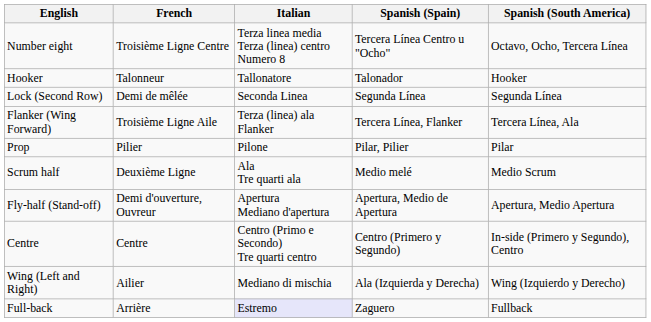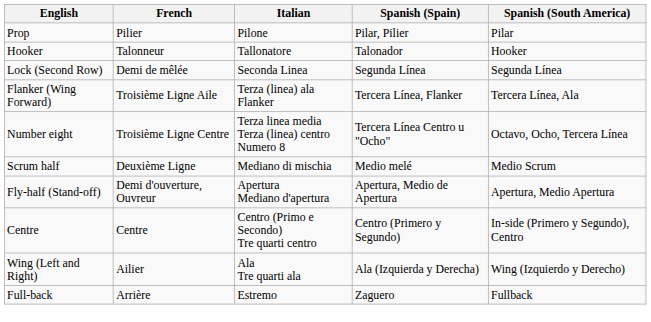rows swapped: (18, 147) <-> (40, 45)
(269, 173) Ala Tre quarti ala -> (285, 166) Mediano di mischia
(285, 282) Mediano di mischia -> (269, 269) Ala Tre quarti ala
(257, 308) lavender background -> (257, 294) no background
